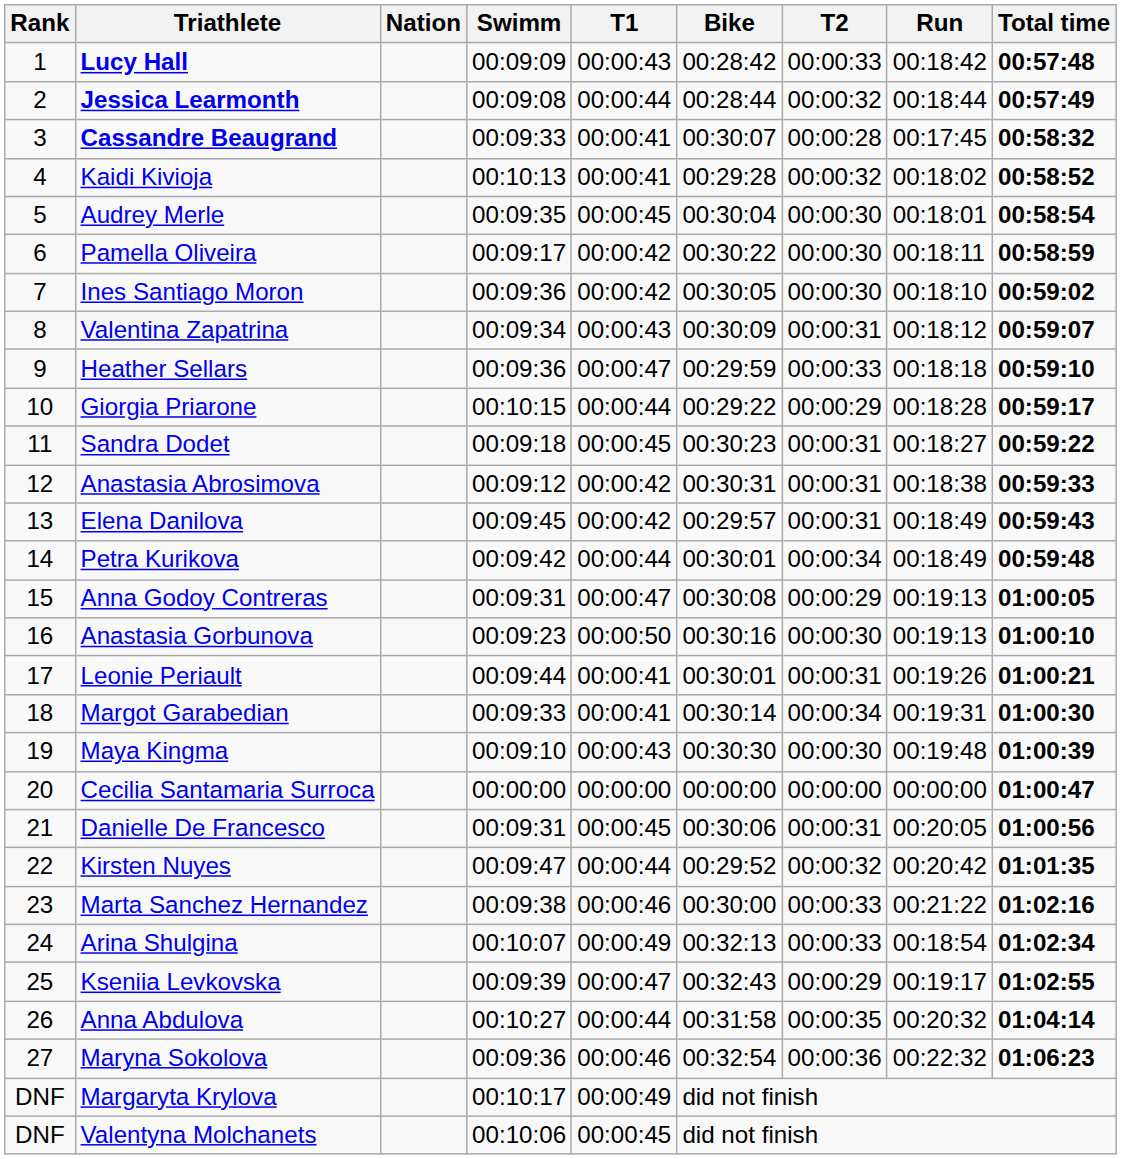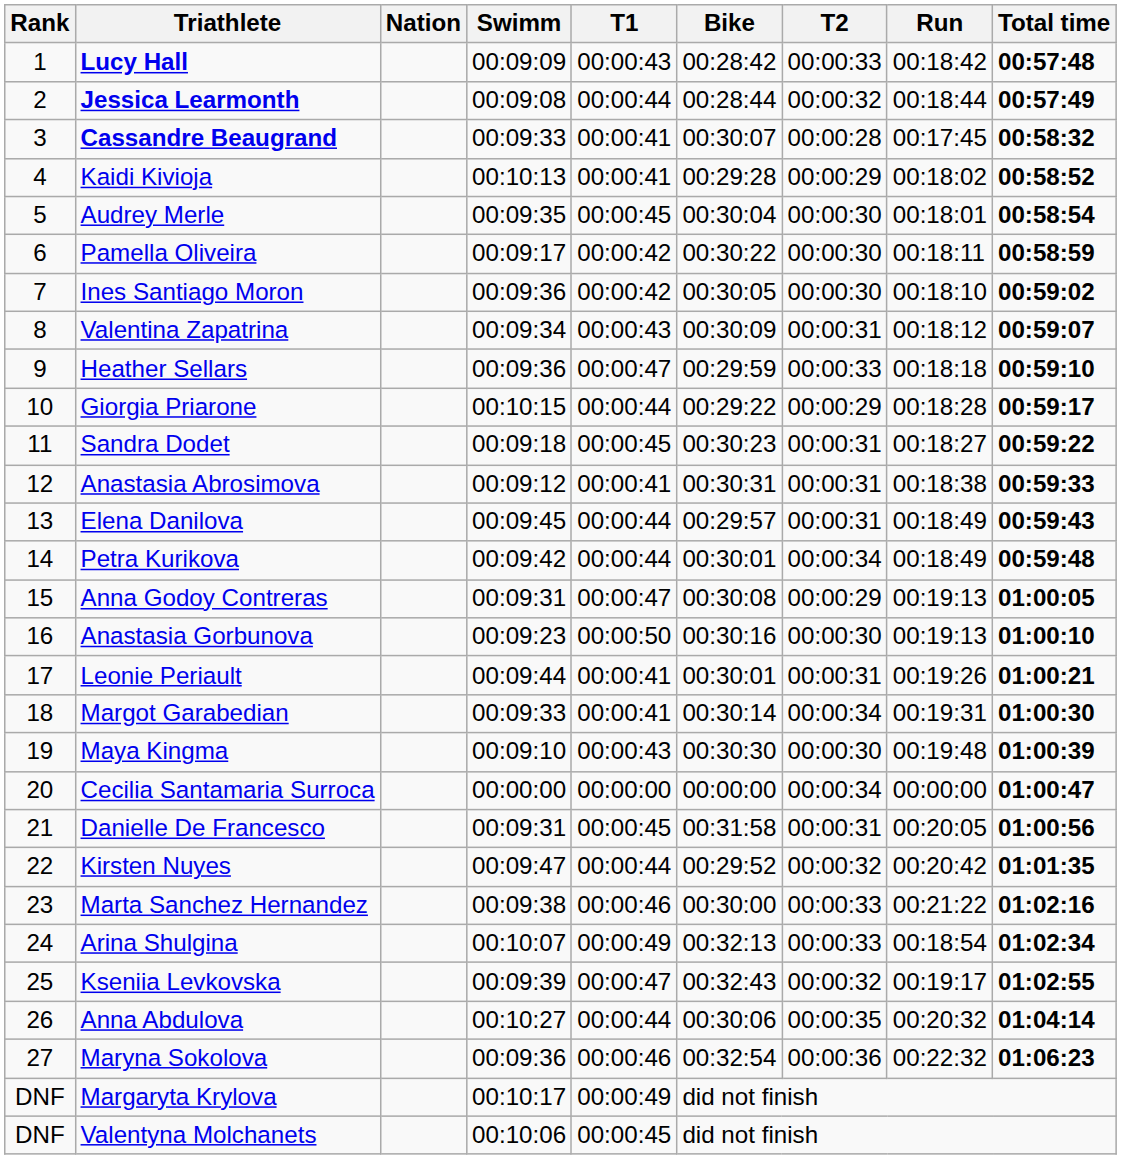(835, 176) 00:00:32 -> (835, 176) 00:00:29
(624, 483) 00:00:42 -> (624, 483) 00:00:41
(624, 521) 00:00:42 -> (624, 521) 00:00:44
(835, 789) 00:00:00 -> (835, 789) 00:00:34
(729, 828) 00:30:06 -> (729, 828) 00:31:58
(835, 981) 00:00:29 -> (835, 981) 00:00:32
(729, 1019) 00:31:58 -> (729, 1019) 00:30:06
